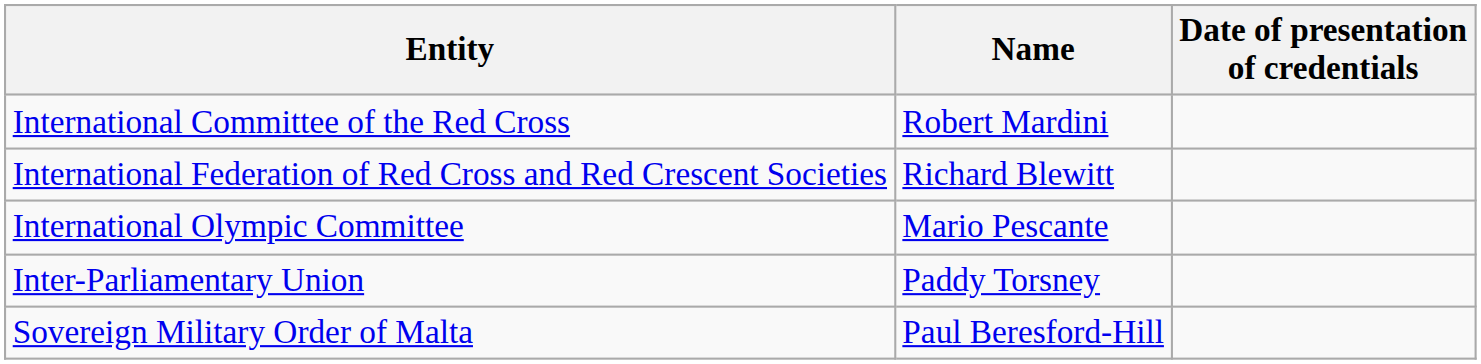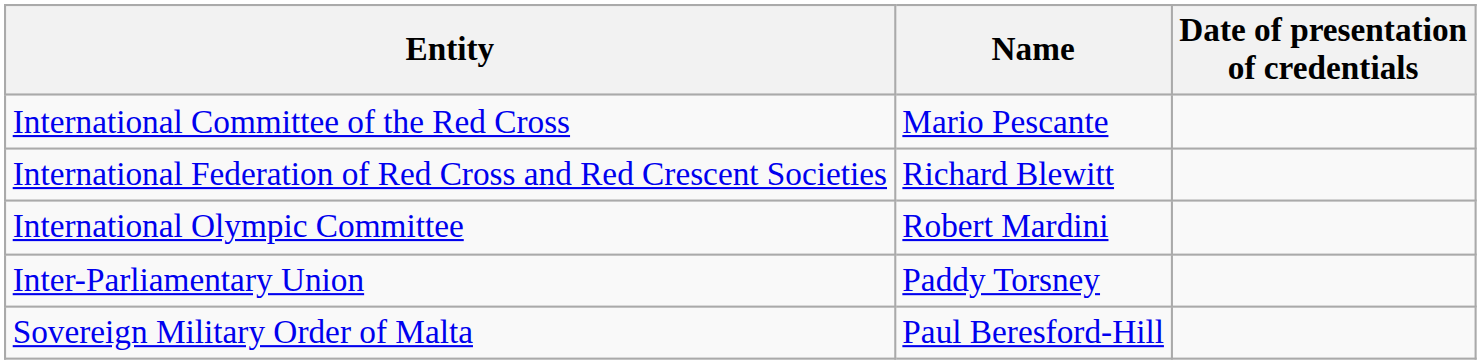(1005, 121) Robert Mardini -> (1005, 121) Mario Pescante
(1005, 226) Mario Pescante -> (1005, 226) Robert Mardini
